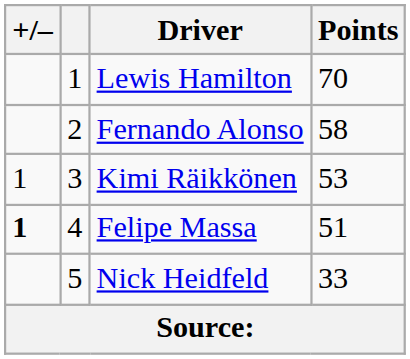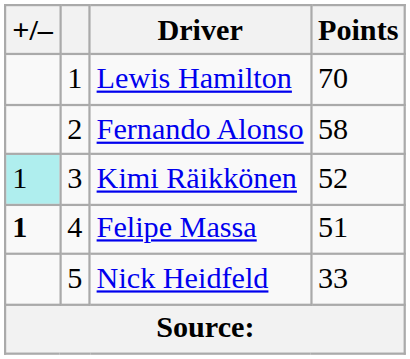(20, 178) no background -> (20, 178) paleturquoise background
(333, 178) 53 -> (333, 178) 52
